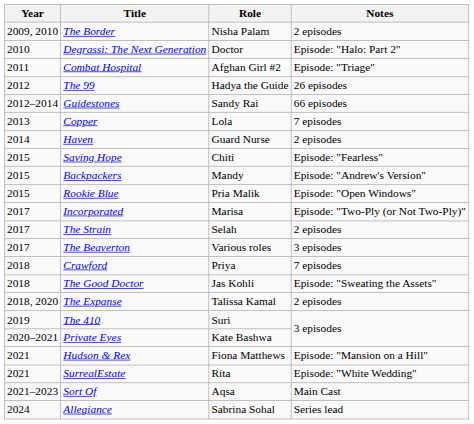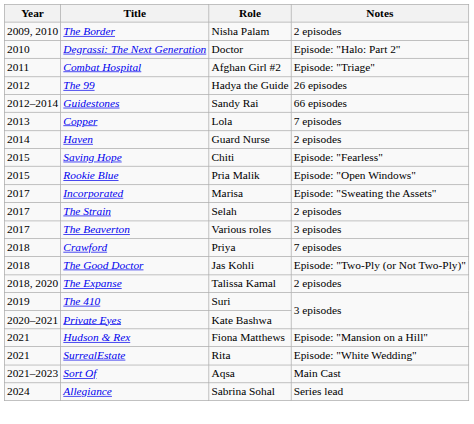- row: (92, 175)
(380, 211) Episode: "Two-Ply (or Not Two-Ply)" -> (365, 193) Episode: "Sweating the Assets"
(365, 283) Episode: "Sweating the Assets" -> (380, 265) Episode: "Two-Ply (or Not Two-Ply)"
